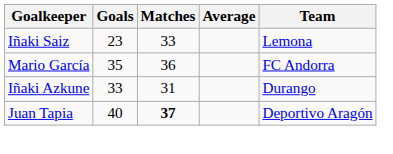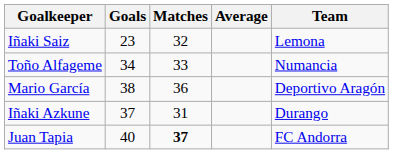(168, 40) 33 -> (181, 40) 32
+ row: (55, 64)
(115, 64) 35 -> (127, 88) 38
(298, 64) FC Andorra -> (330, 88) Deportivo Aragón
(115, 88) 33 -> (127, 112) 37
(317, 112) Deportivo Aragón -> (311, 137) FC Andorra
